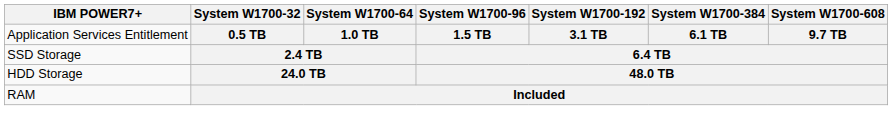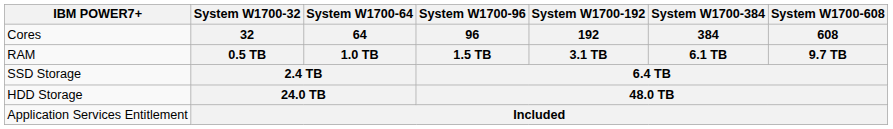+ row: (247, 34)
(98, 34) Application Services Entitlement -> (21, 54) RAM
(21, 94) RAM -> (98, 114) Application Services Entitlement
